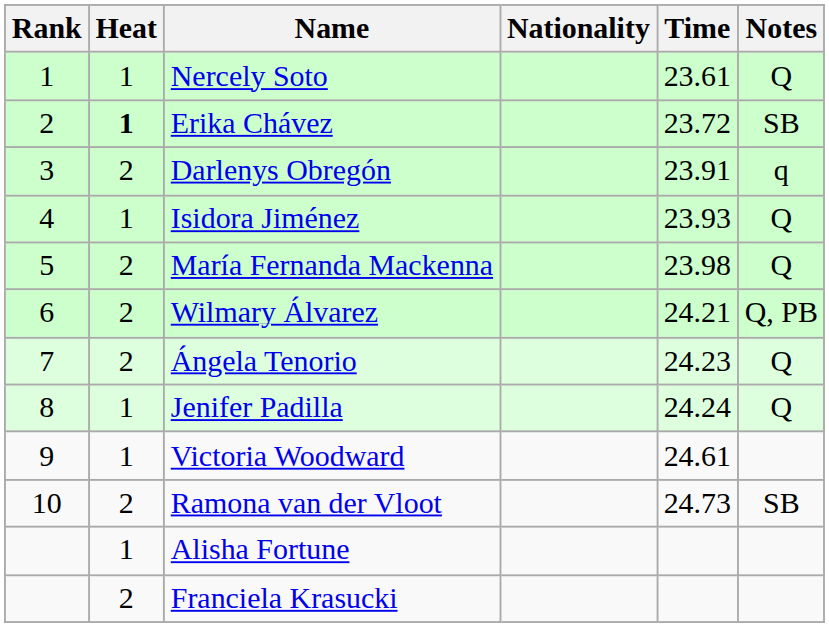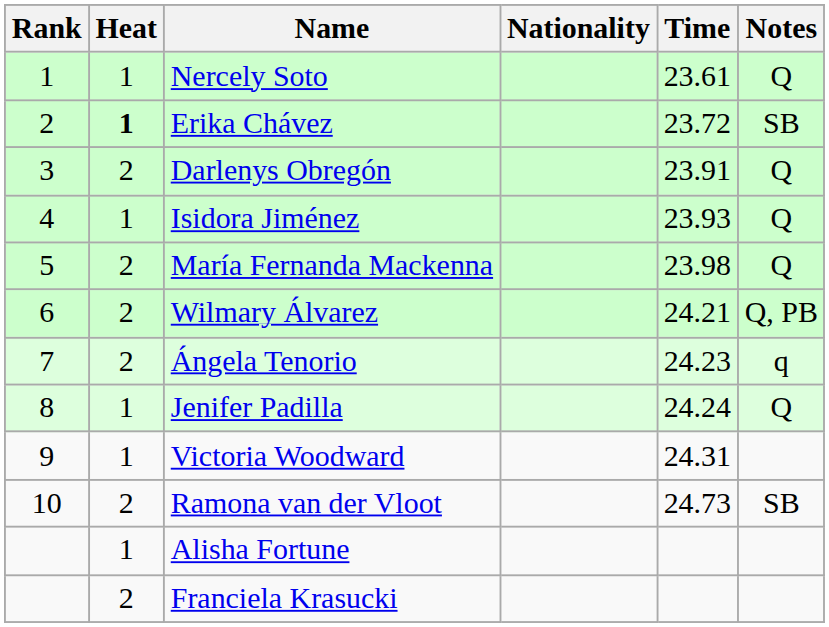(781, 170) q -> (781, 170) Q
(781, 360) Q -> (781, 360) q
(697, 455) 24.61 -> (697, 455) 24.31
